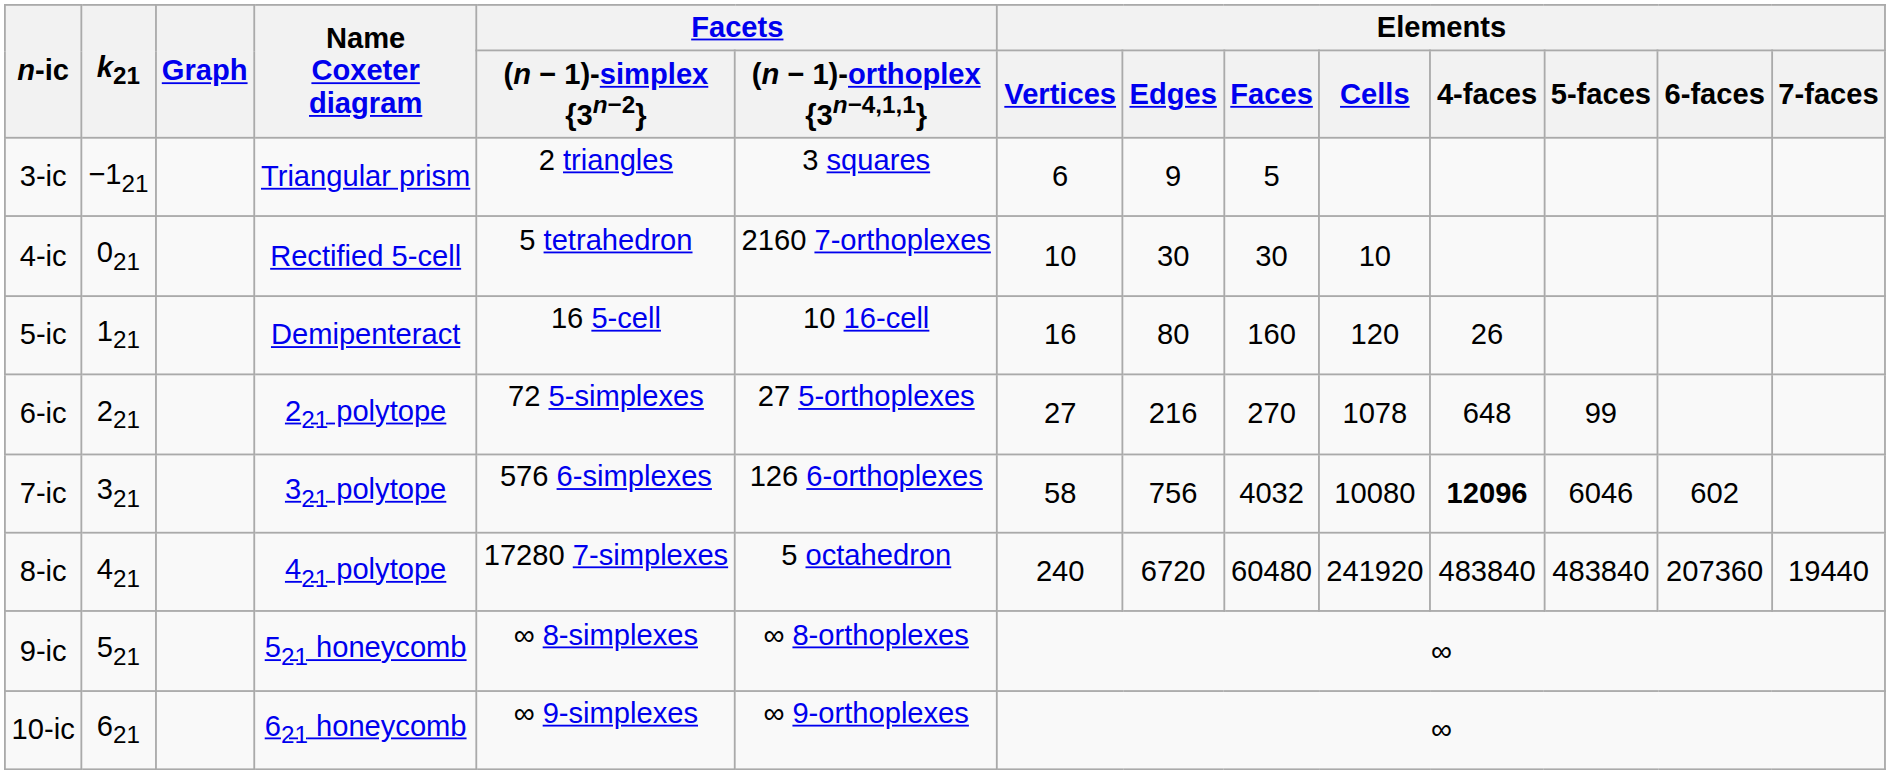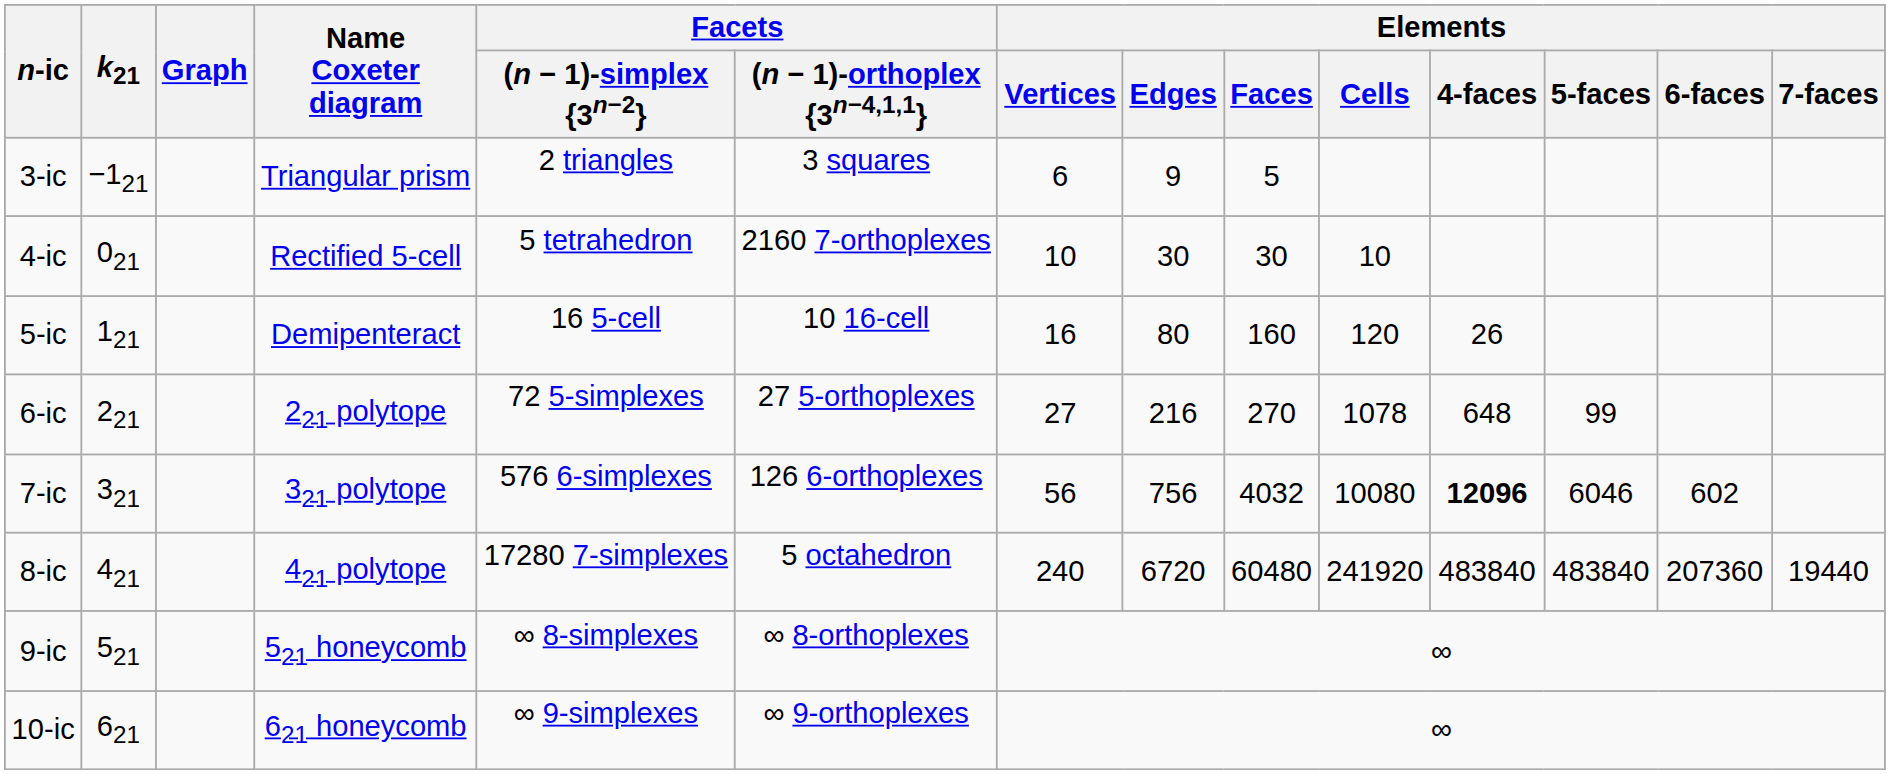(1060, 492) 58 -> (1060, 492) 56
